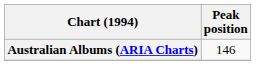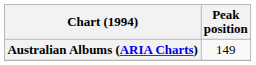(226, 49) 146 -> (226, 49) 149
